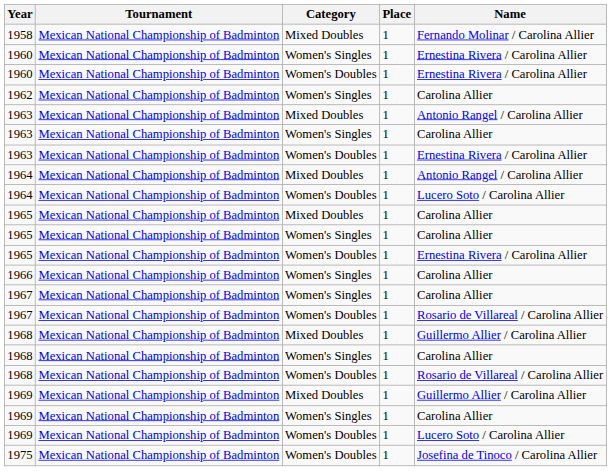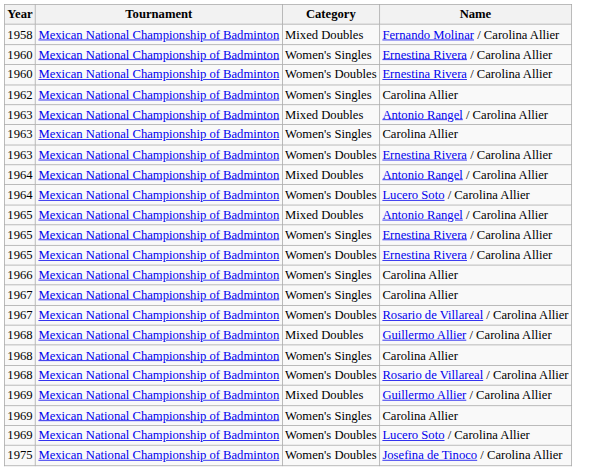- column: (397, 14)
(455, 214) Carolina Allier -> (465, 214) Antonio Rangel / Carolina Allier
(455, 235) Carolina Allier -> (467, 235) Ernestina Rivera / Carolina Allier
